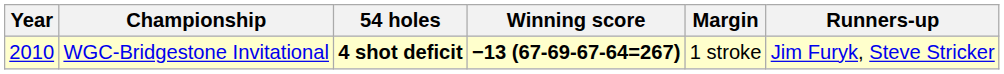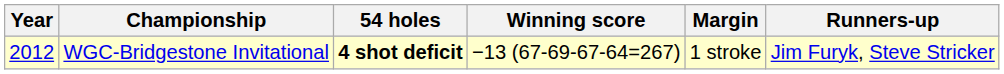(32, 52) 2010 -> (32, 52) 2012
(576, 52) bold -> (576, 52) normal
